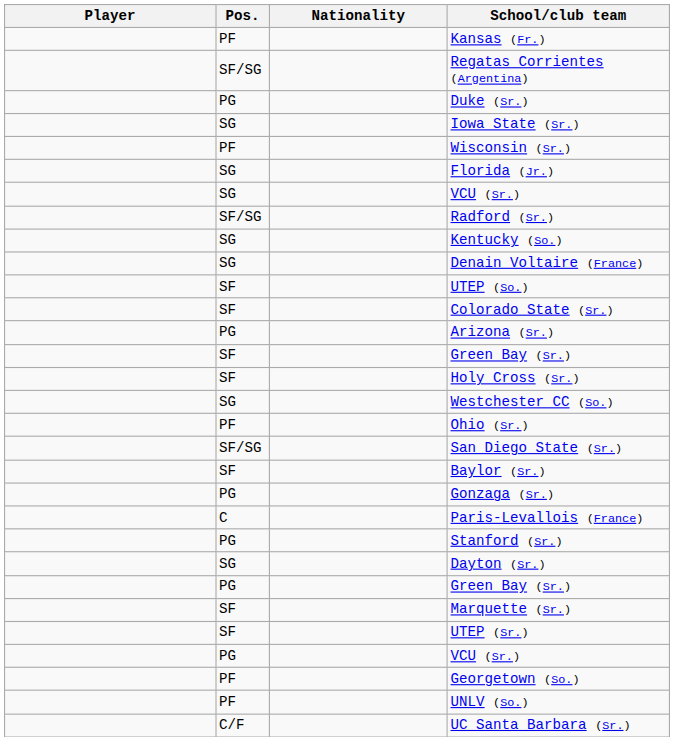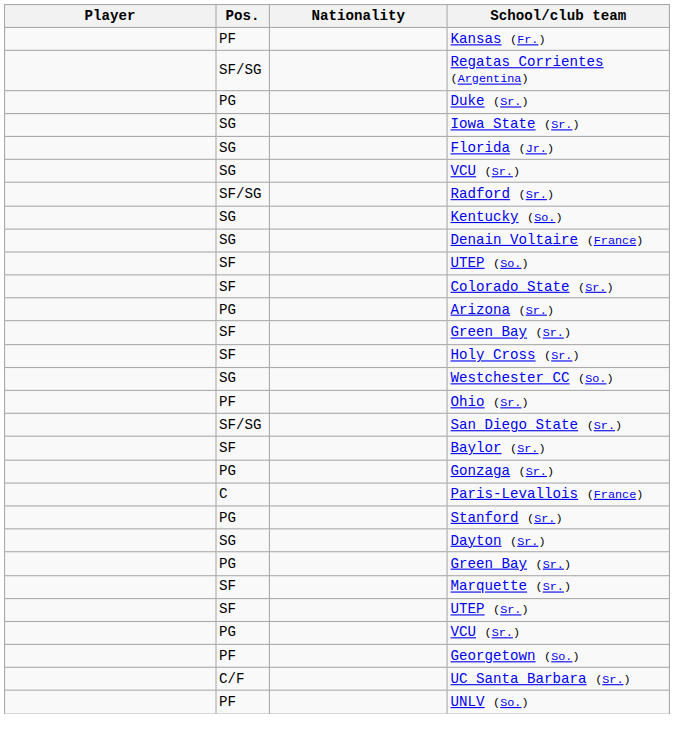- row: (228, 148)
rows swapped: (232, 725) <-> (228, 702)
